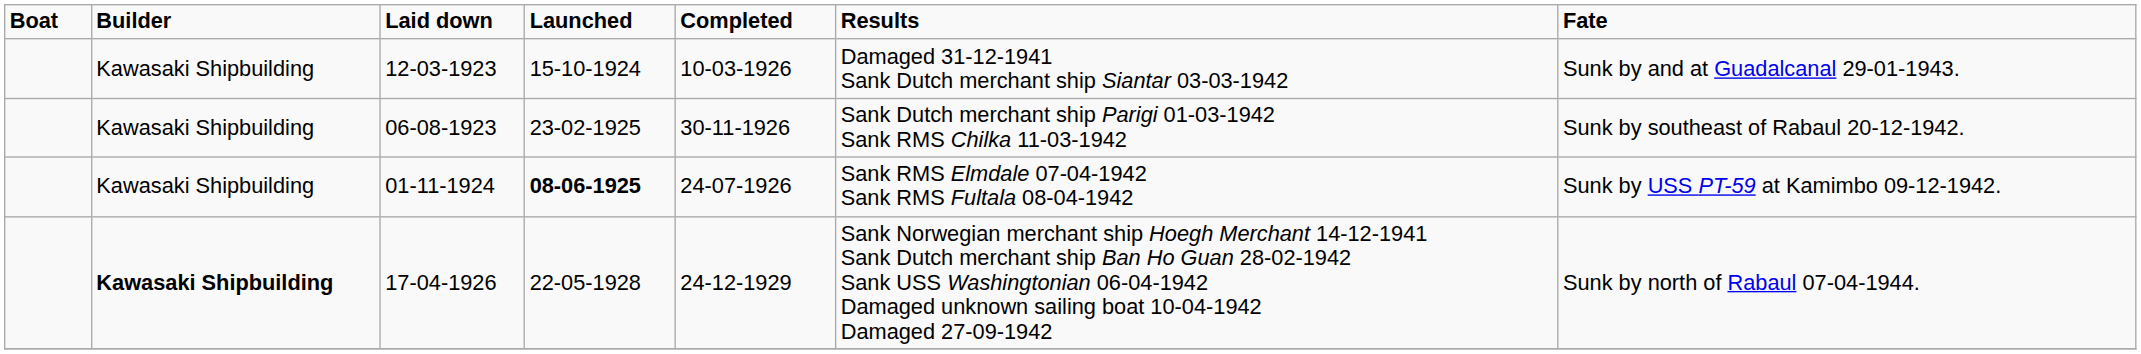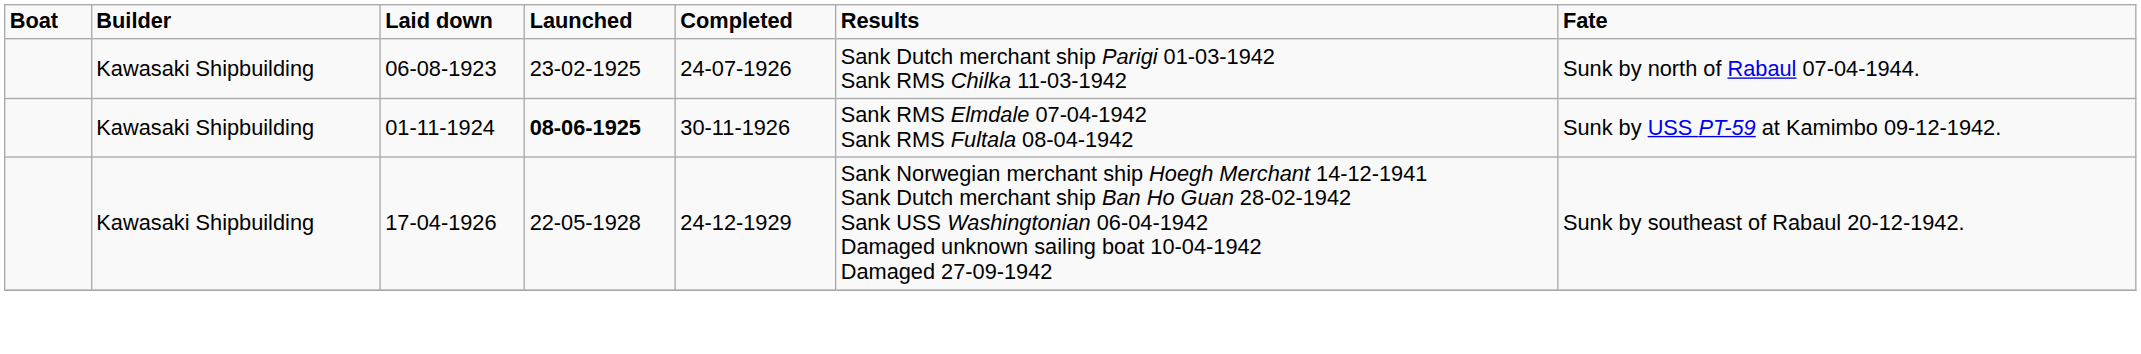- row: (441, 68)
(735, 127) 30-11-1926 -> (736, 68) 24-07-1926
(1764, 127) Sunk by southeast of Rabaul 20-12-1942. -> (1741, 68) Sunk by north of Rabaul 07-04-1944.
(736, 186) 24-07-1926 -> (735, 127) 30-11-1926
(215, 282) bold -> (205, 223) normal
(1741, 282) Sunk by north of Rabaul 07-04-1944. -> (1764, 223) Sunk by southeast of Rabaul 20-12-1942.
